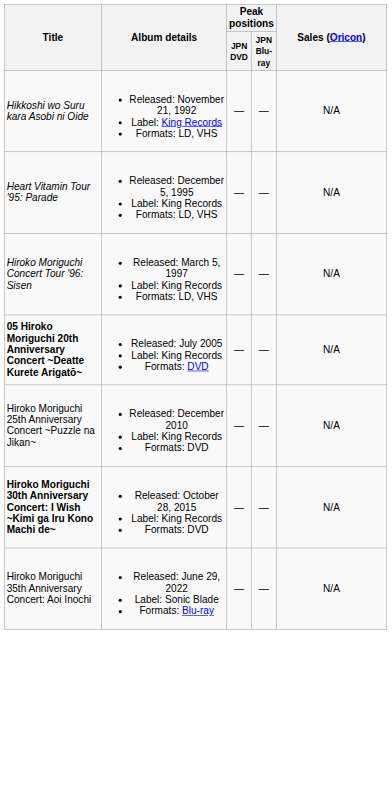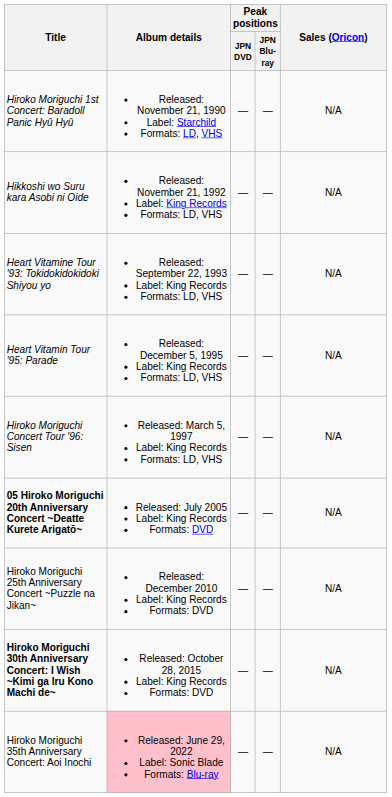+ row: (53, 111)
+ row: (53, 274)
(164, 594) no background -> (169, 757) pink background
